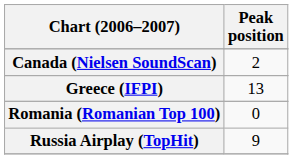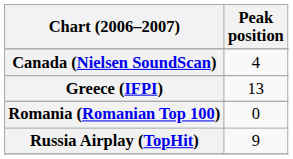(256, 62) 2 -> (256, 62) 4
